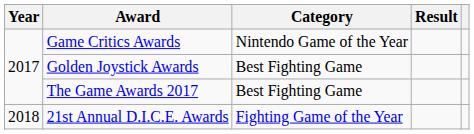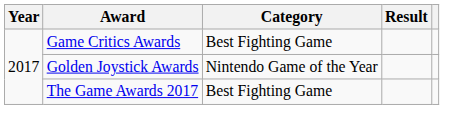(322, 41) Nintendo Game of the Year -> (269, 41) Best Fighting Game
(299, 66) Best Fighting Game -> (292, 66) Nintendo Game of the Year
- row: (138, 116)
